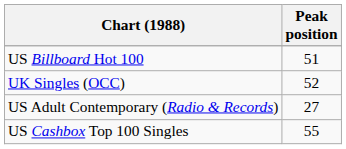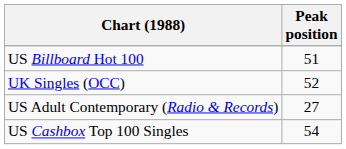(311, 131) 55 -> (311, 131) 54
